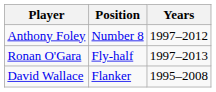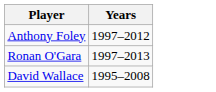- column: (118, 14)
